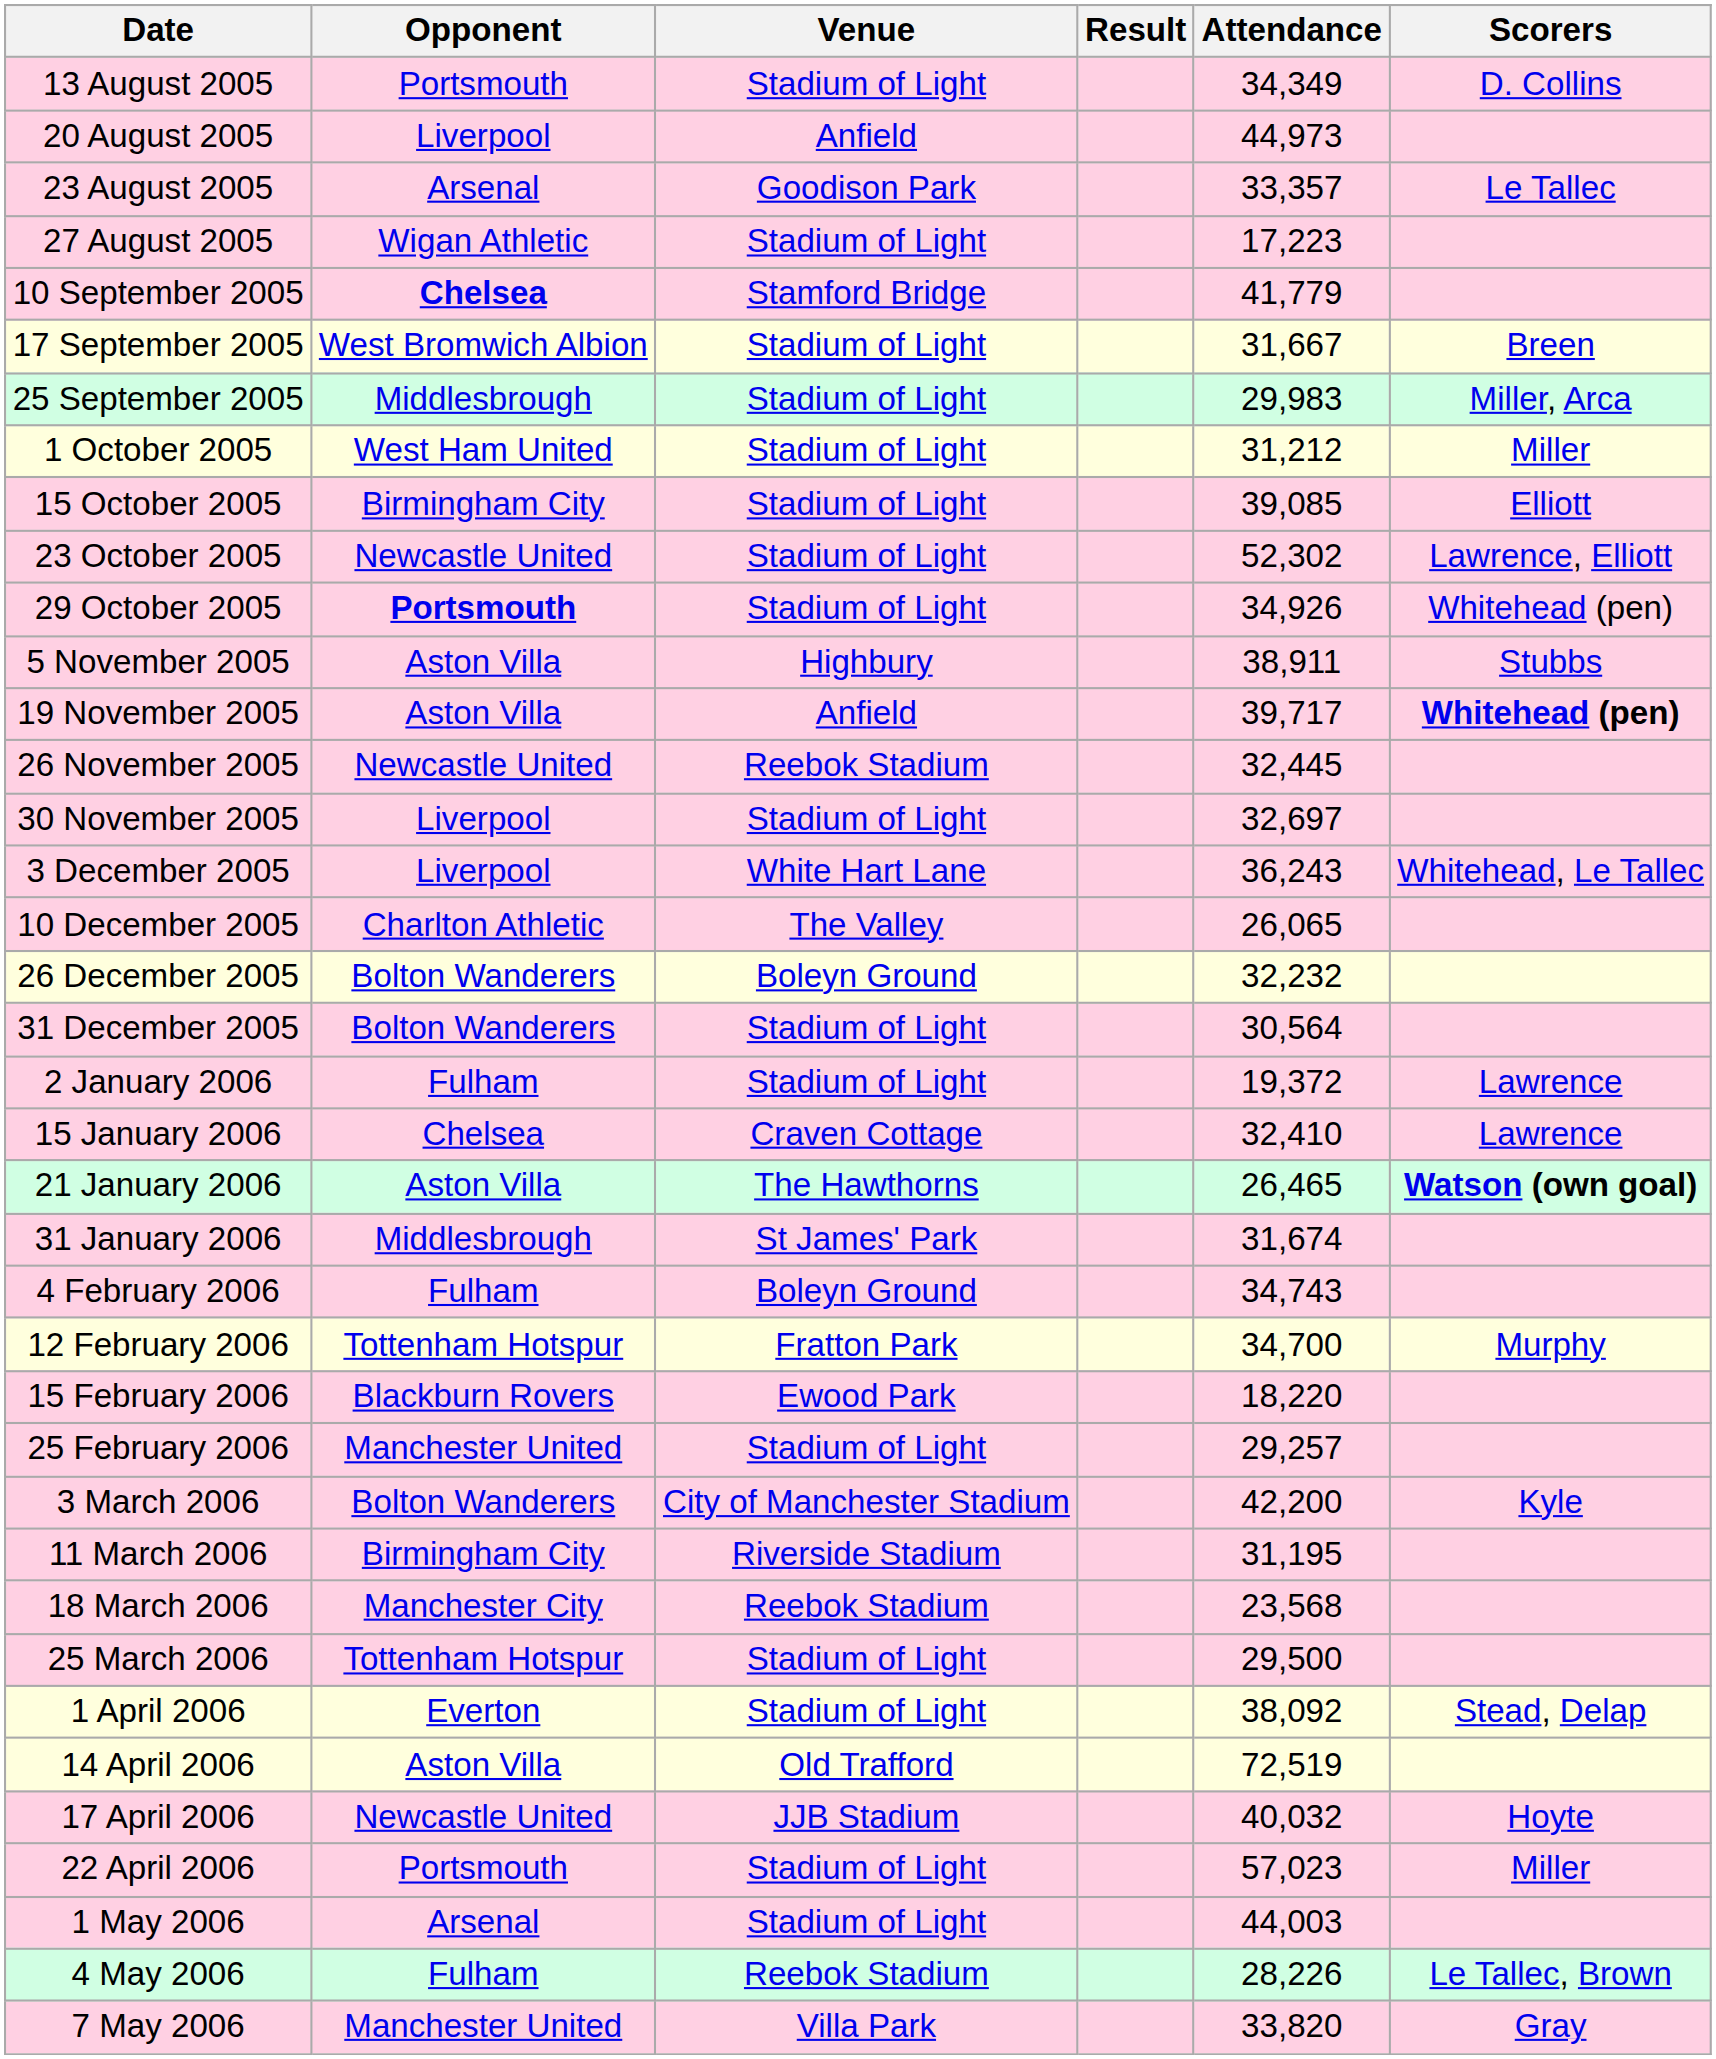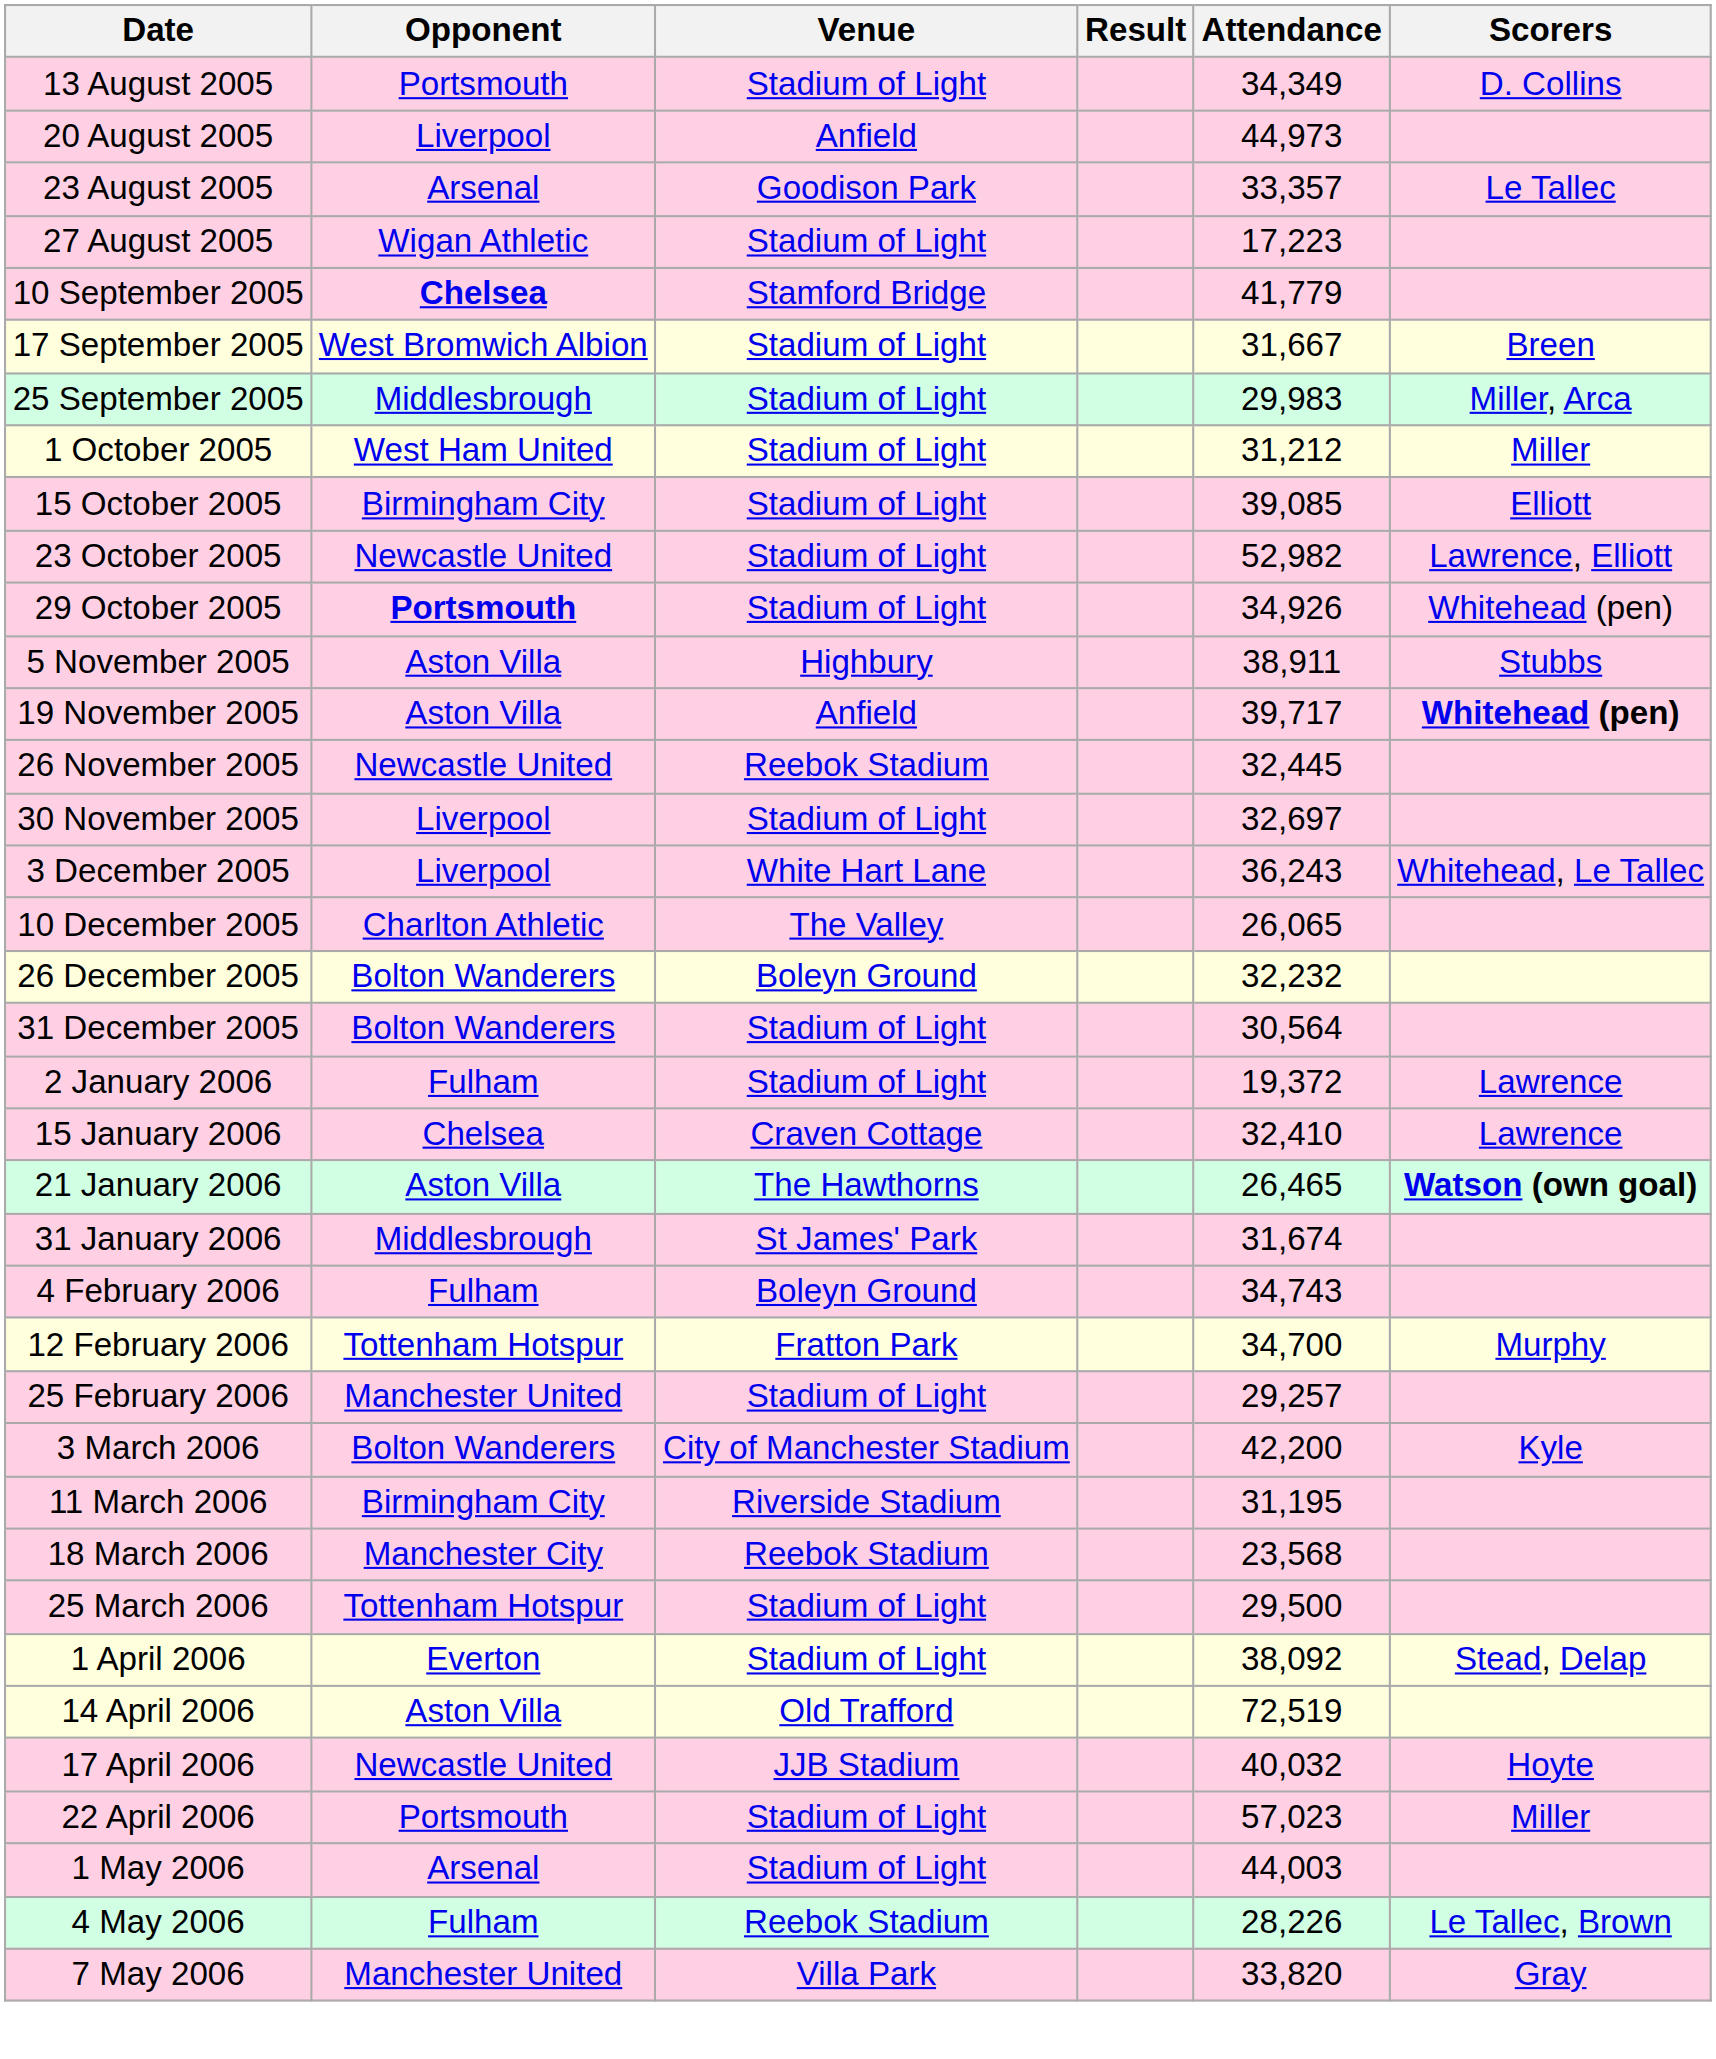(1292, 556) 52,302 -> (1292, 556) 52,982
- row: (158, 1396)
